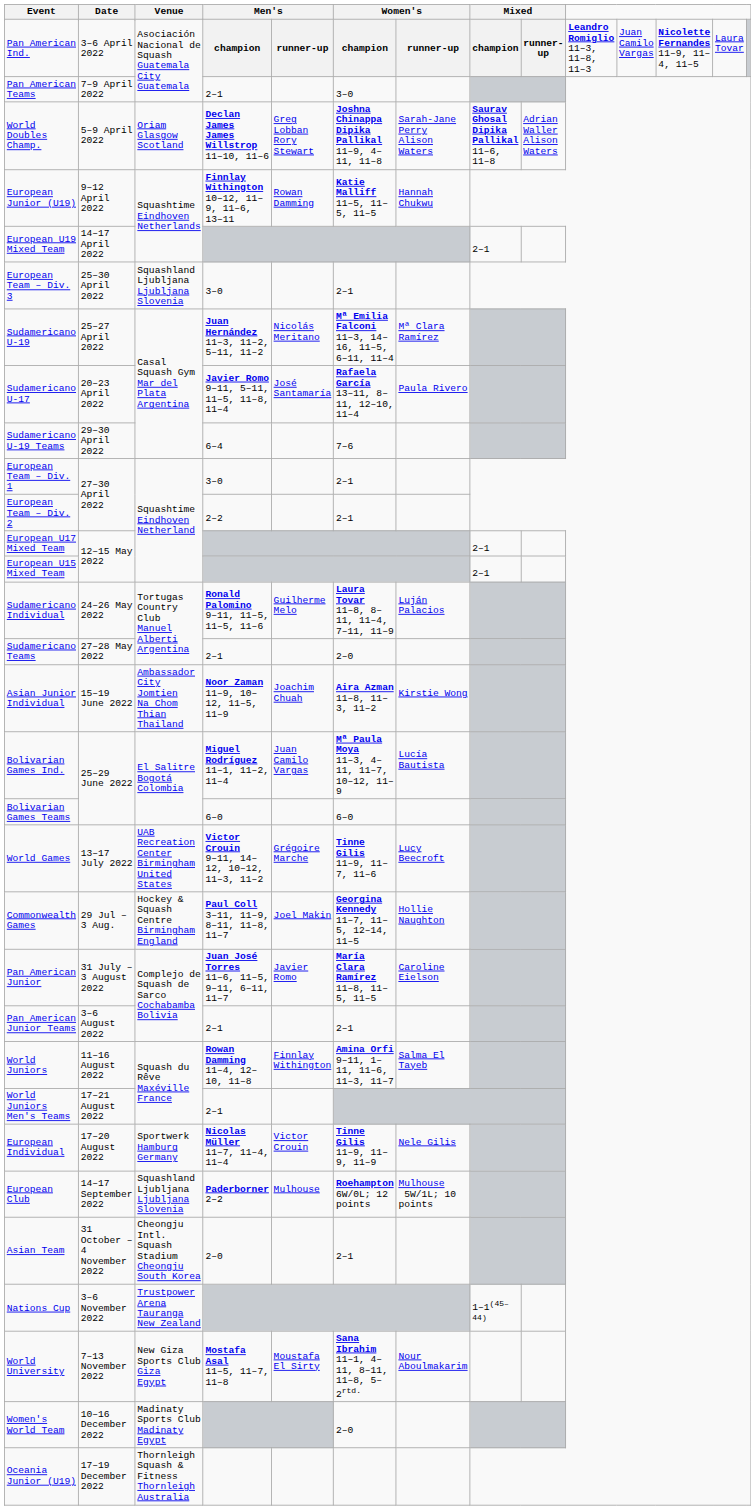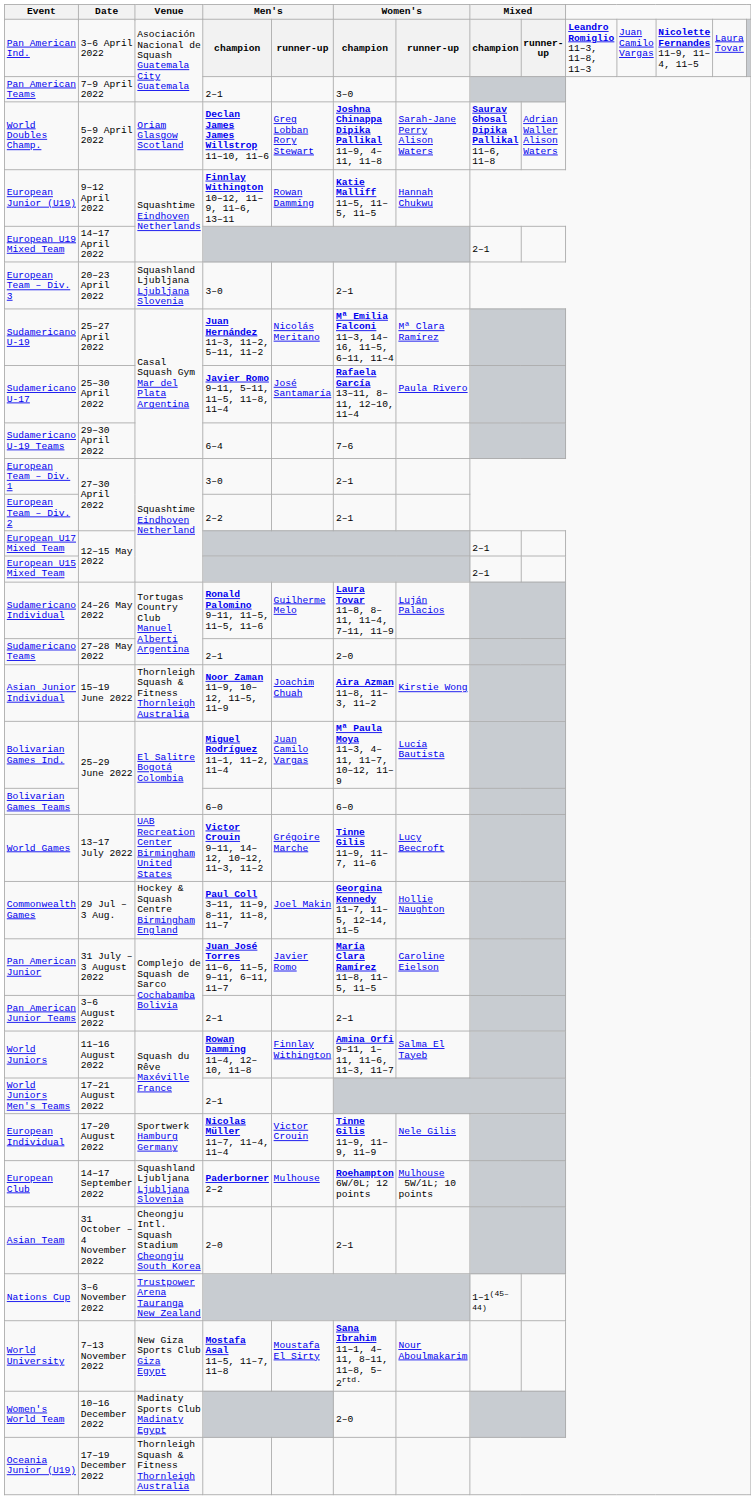(95, 286) 25–30 April 2022 -> (95, 286) 20–23 April 2022
(95, 394) 20–23 April 2022 -> (95, 394) 25–30 April 2022
(166, 698) Ambassador City Jomtien Na Chom Thian Thailand -> (166, 693) Thornleigh Squash & Fitness Thornleigh Australia
